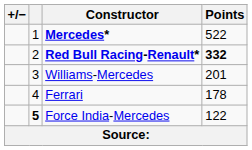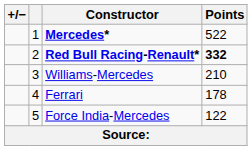(216, 75) 201 -> (216, 75) 210
(36, 115) bold -> (36, 115) normal
